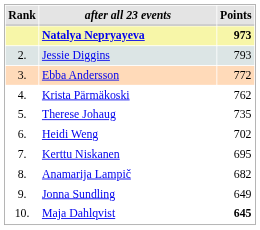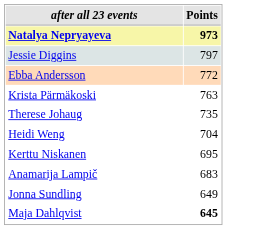- column: (22, 15)
(243, 55) 793 -> (209, 55) 797
(243, 95) 762 -> (209, 95) 763
(243, 134) 702 -> (209, 134) 704
(243, 174) 682 -> (209, 174) 683
